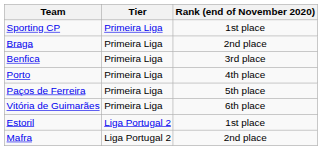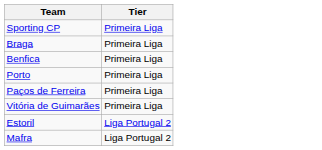- column: (245, 12)
